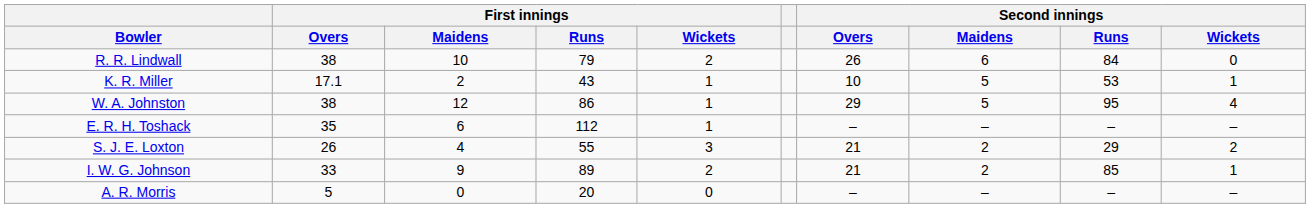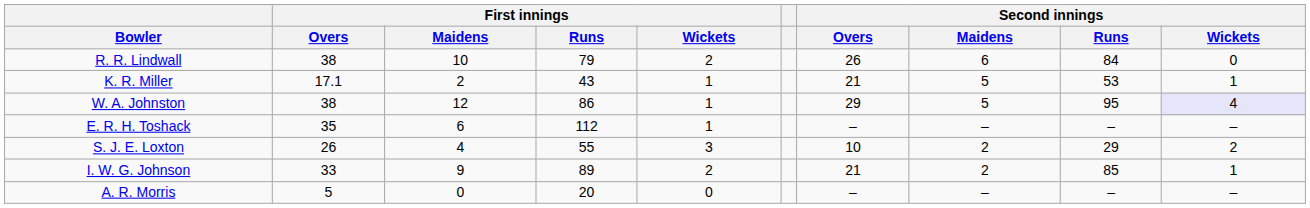(853, 81) 10 -> (853, 81) 21
(1233, 103) no background -> (1233, 103) lavender background
(853, 148) 21 -> (853, 148) 10
